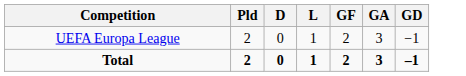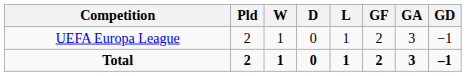+ column: (280, 15)
